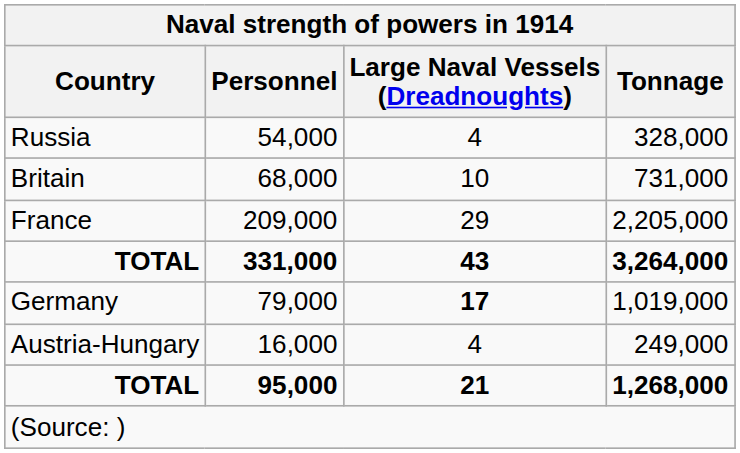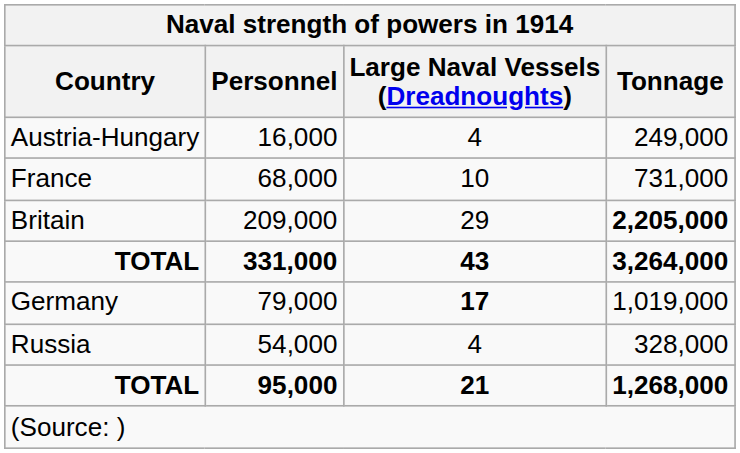rows swapped: (298, 137) <-> (298, 344)
(48, 178) Britain -> (51, 178) France
(51, 219) France -> (48, 219) Britain
(670, 219) normal -> (670, 219) bold
